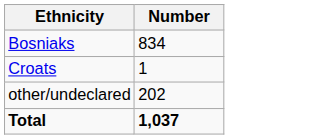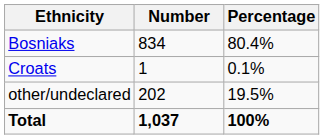+ column: (271, 17)
